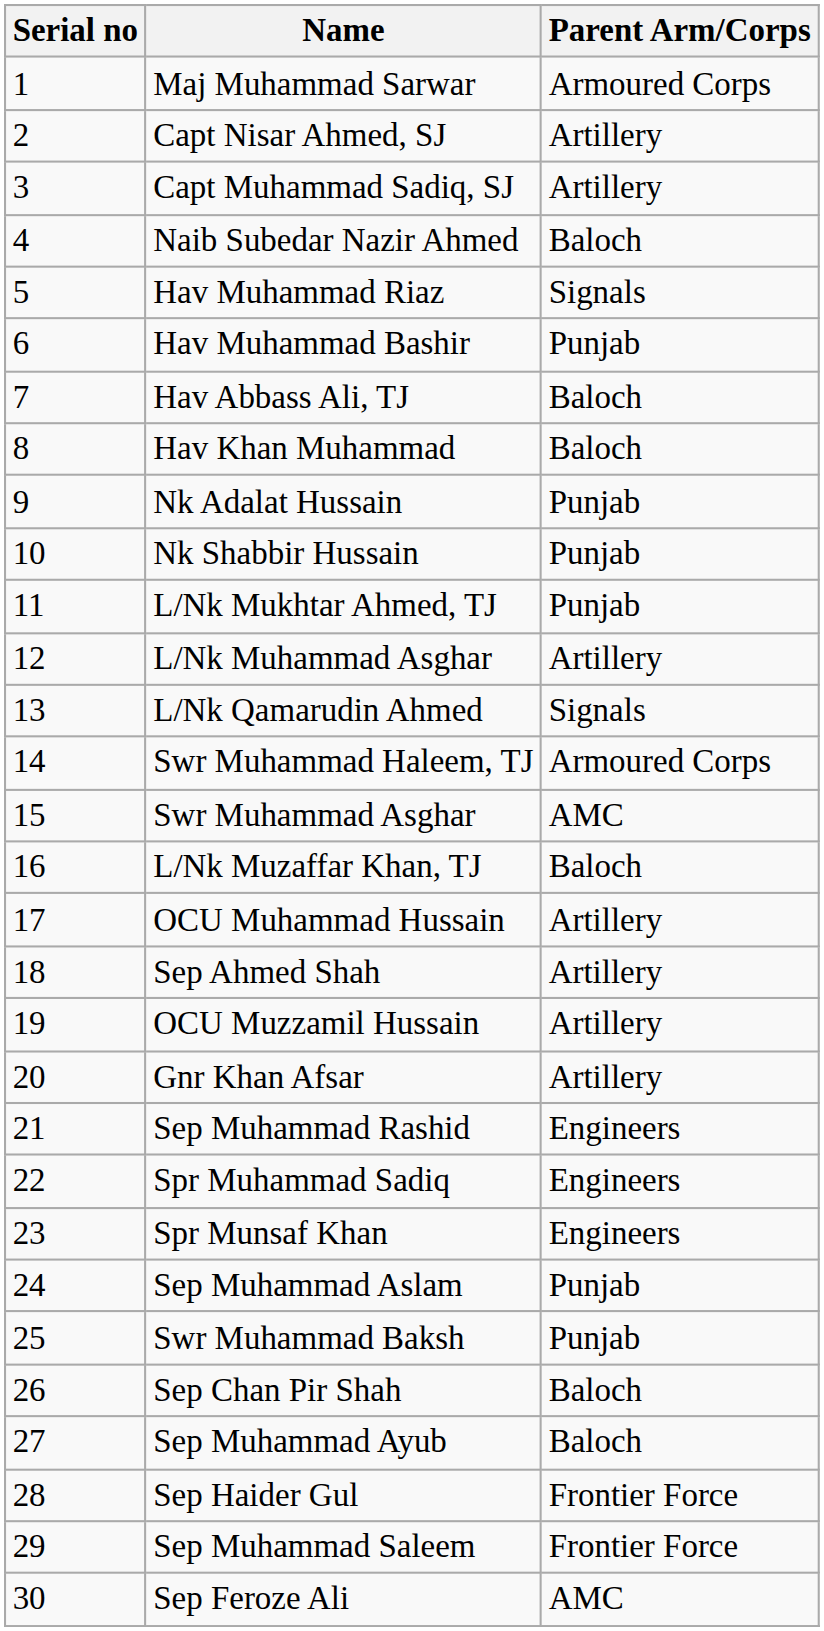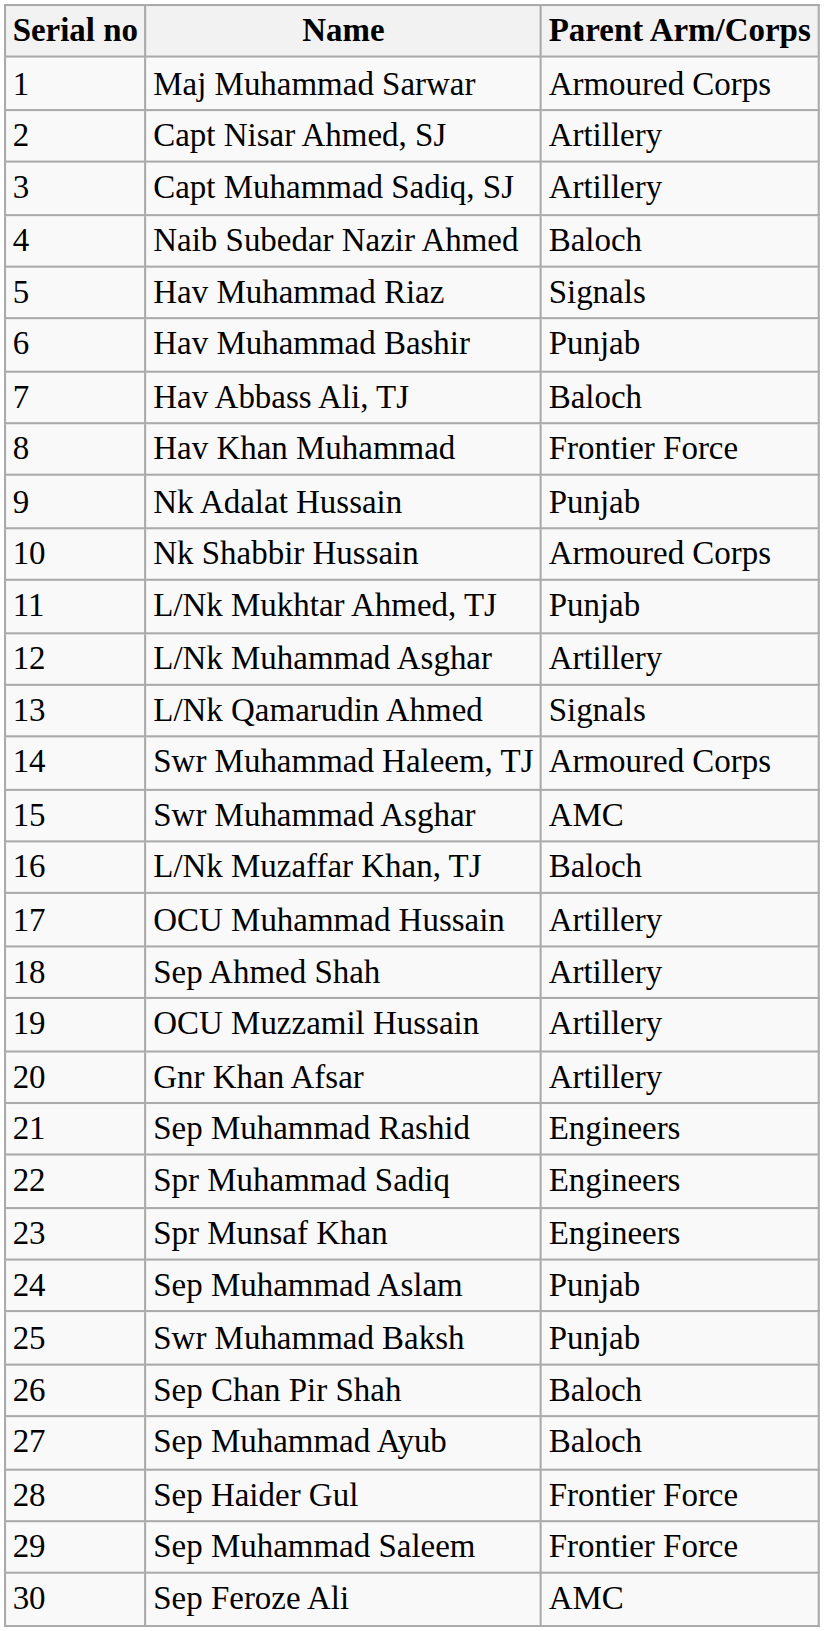(595, 448) Baloch -> (643, 448) Frontier Force
(594, 553) Punjab -> (660, 553) Armoured Corps
